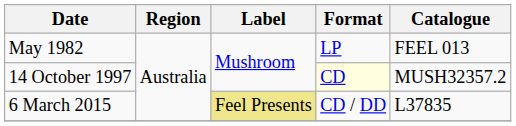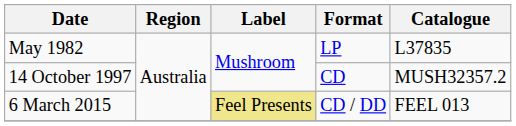(432, 47) FEEL 013 -> (423, 47) L37835
(333, 76) lightyellow background -> (333, 76) no background
(423, 105) L37835 -> (432, 105) FEEL 013
